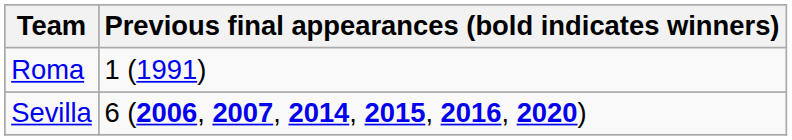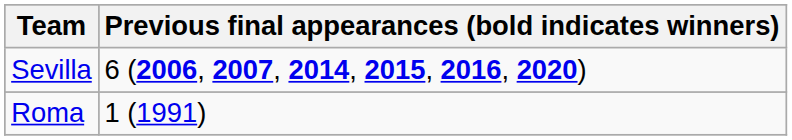rows swapped: (51, 112) <-> (48, 69)
